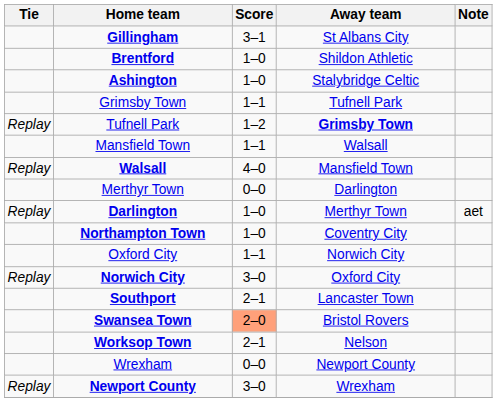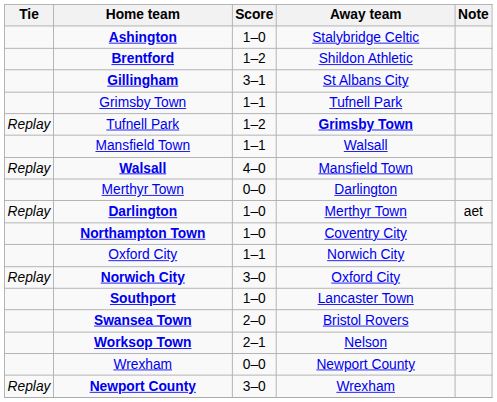rows swapped: (143, 80) <-> (143, 37)
(254, 59) 1–0 -> (254, 59) 1–2
(254, 299) 2–1 -> (254, 299) 1–0
(254, 320) lightsalmon background -> (254, 320) no background
